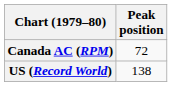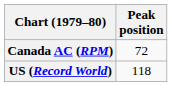(141, 71) 138 -> (141, 71) 118
